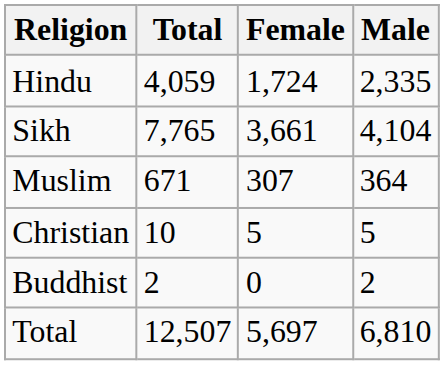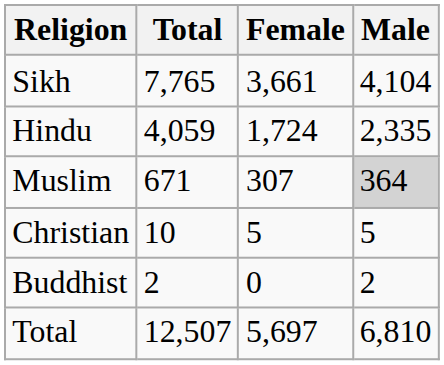rows swapped: (42, 130) <-> (52, 80)
(384, 181) no background -> (384, 181) lightgrey background
